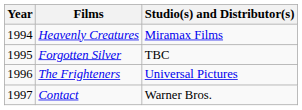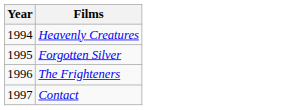- column: (220, 14)
